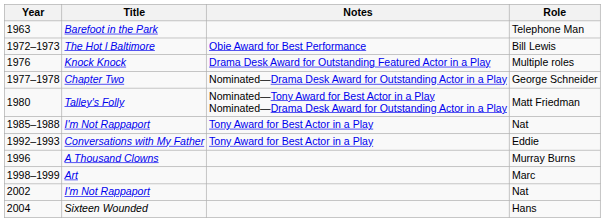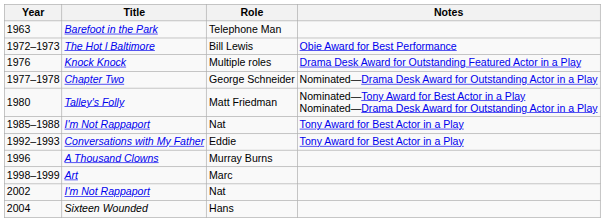columns swapped: (555, 12) <-> (358, 12)
